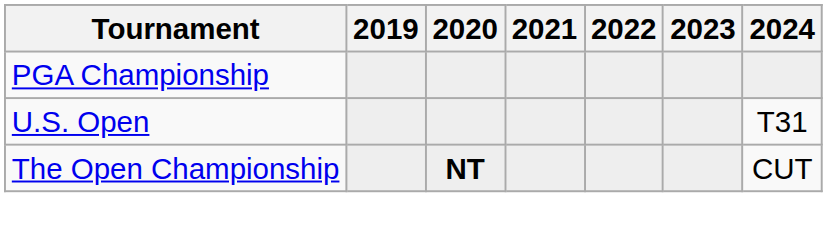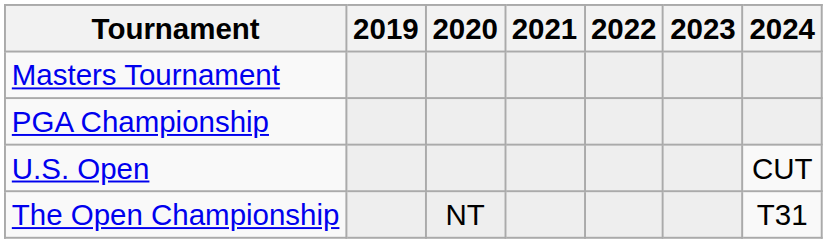+ row: (146, 75)
(782, 122) T31 -> (782, 169) CUT
(465, 169) bold -> (465, 215) normal
(782, 169) CUT -> (782, 215) T31
